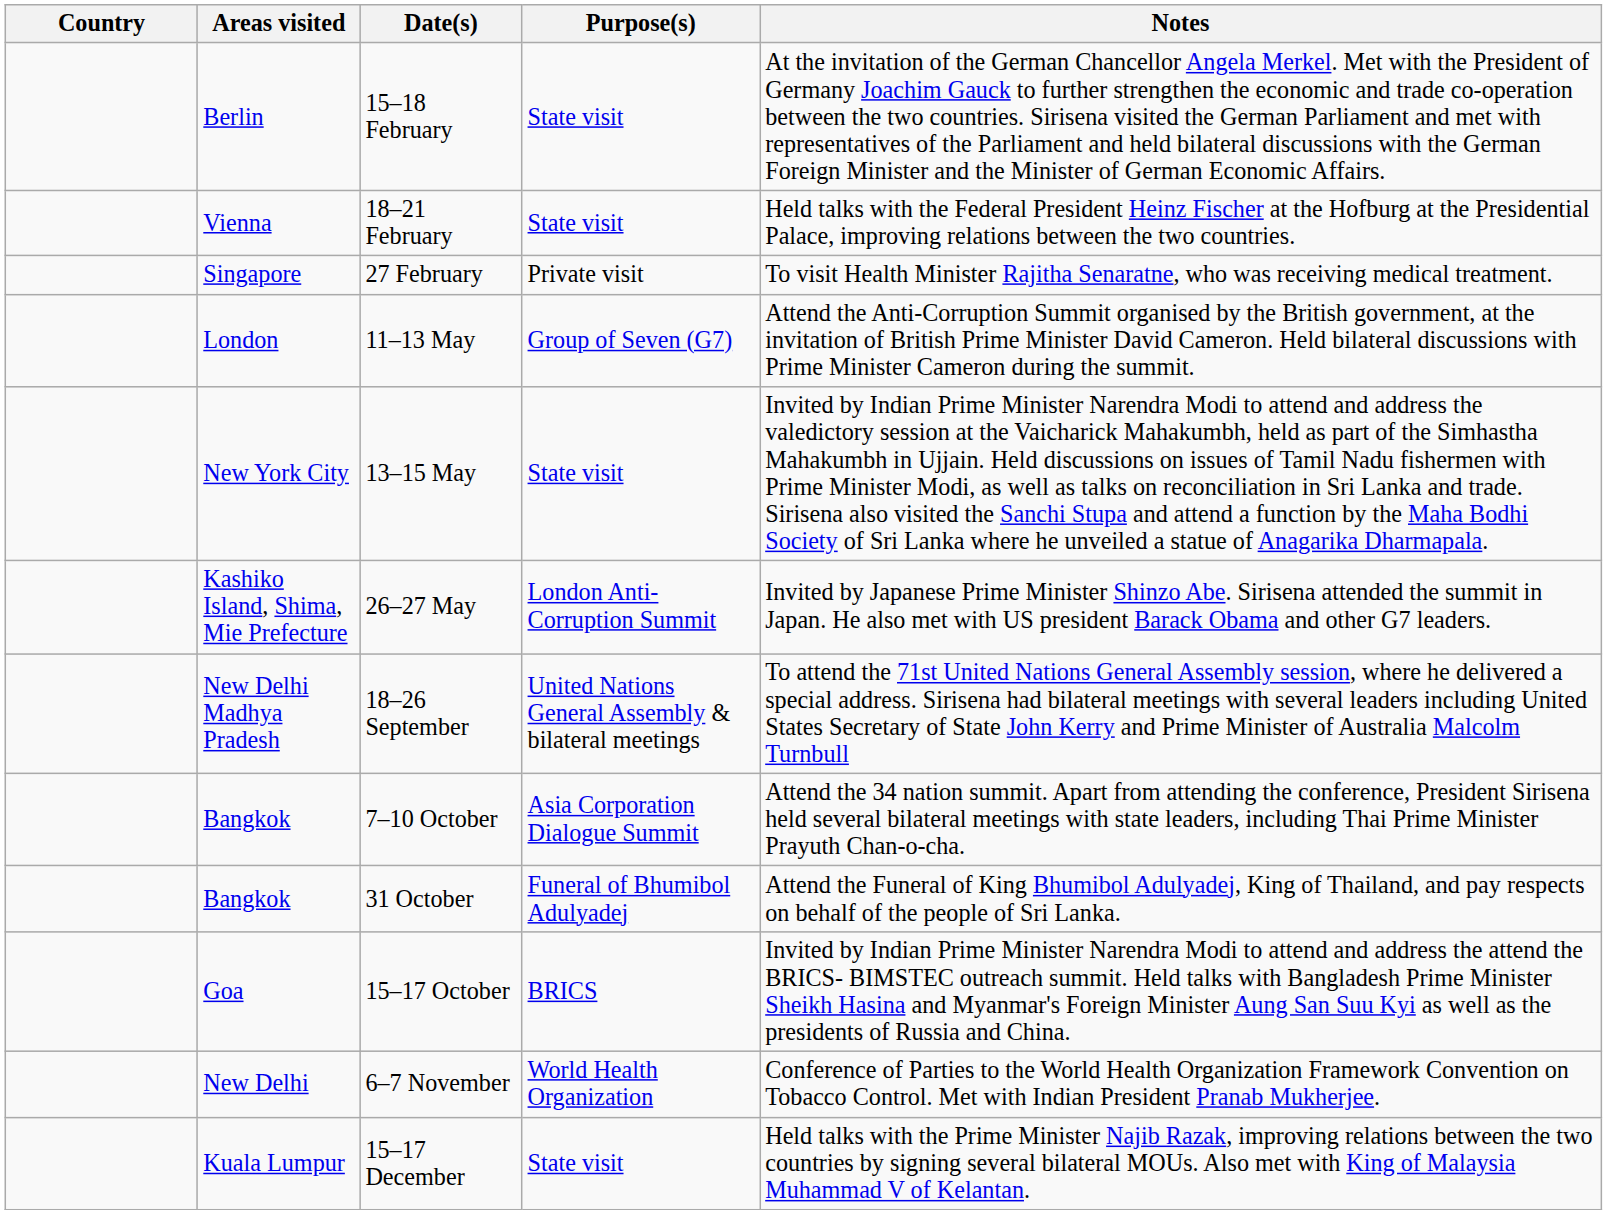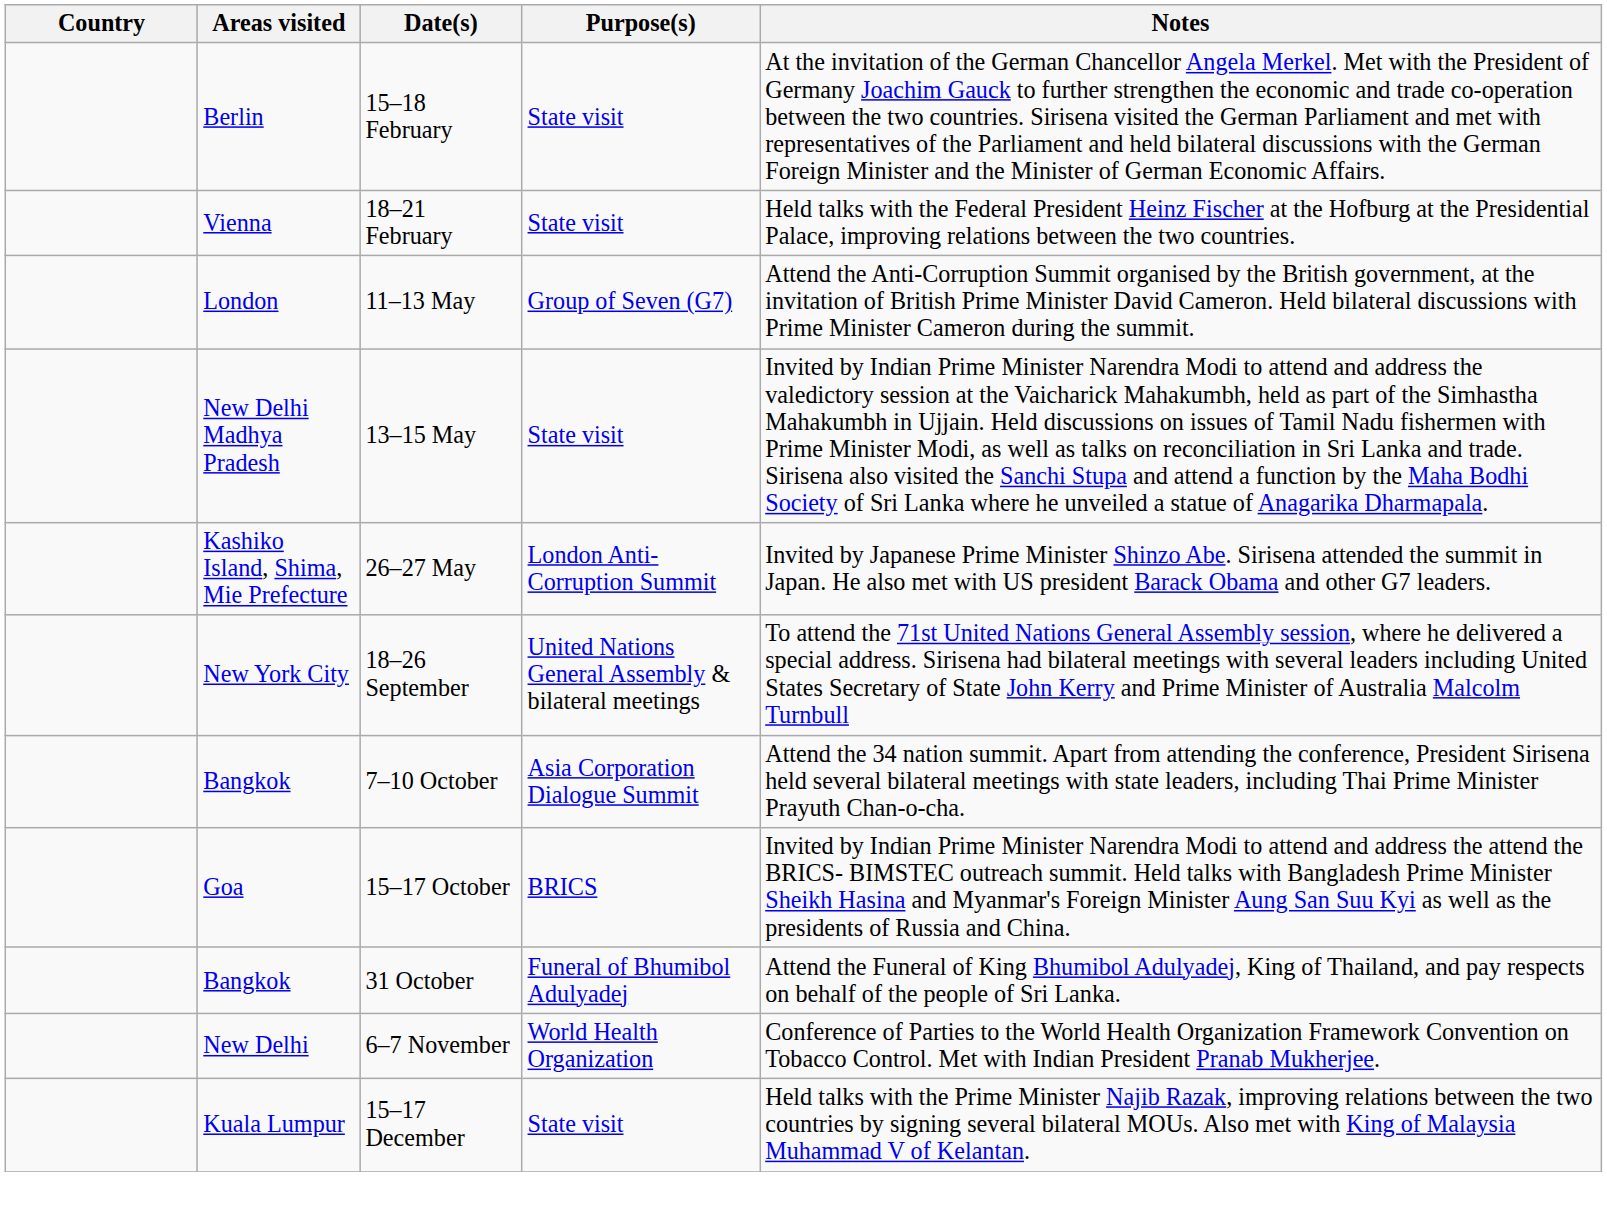- row: (424, 274)
(276, 473) New York City -> (256, 435) New Delhi Madhya Pradesh
(256, 713) New Delhi Madhya Pradesh -> (276, 674) New York City
rows swapped: (438, 991) <-> (419, 898)
